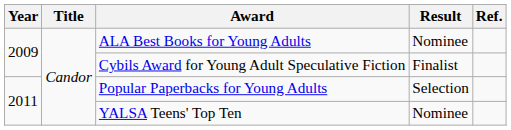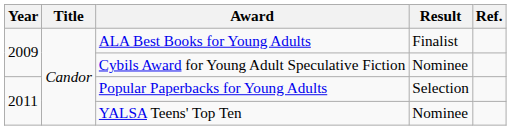(440, 40) Nominee -> (435, 40) Finalist
(435, 64) Finalist -> (440, 64) Nominee
